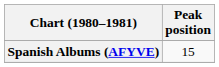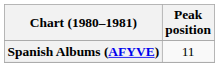(188, 51) 15 -> (188, 51) 11
